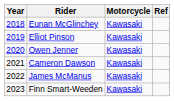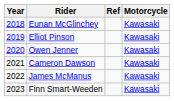columns swapped: (129, 10) <-> (161, 10)
